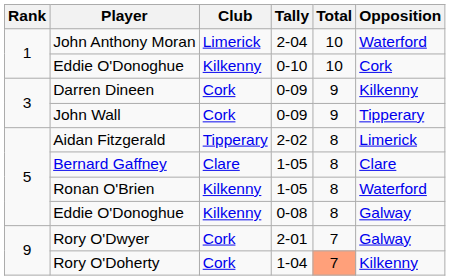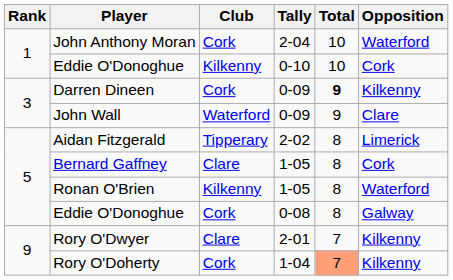(232, 41) Limerick -> (219, 41) Cork
(334, 90) normal -> (337, 90) bold
(219, 115) Cork -> (236, 115) Waterford
(392, 115) Tipperary -> (380, 115) Clare
(378, 164) Clare -> (378, 164) Cork
(232, 213) Kilkenny -> (219, 213) Cork
(219, 238) Cork -> (221, 238) Clare
(385, 238) Galway -> (391, 238) Kilkenny
